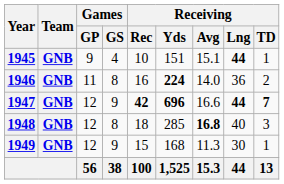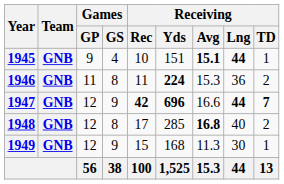(208, 59) normal -> (208, 59) bold
(141, 80) 16 -> (141, 80) 11
(208, 80) 14.0 -> (208, 80) 15.3
(141, 124) 18 -> (141, 124) 17
(266, 124) 3 -> (266, 124) 2
